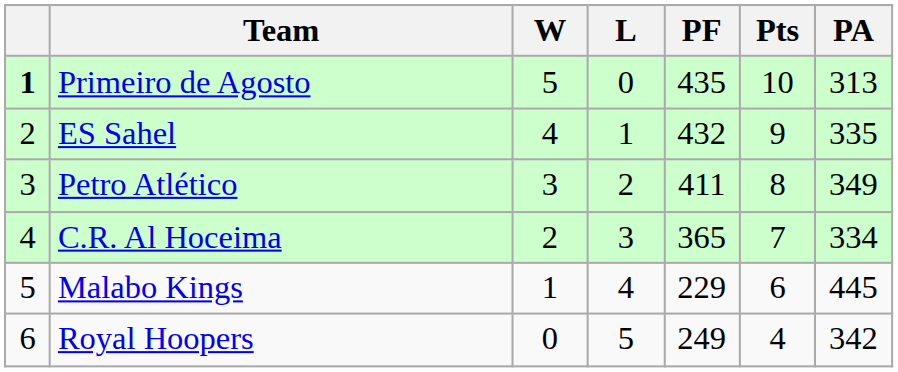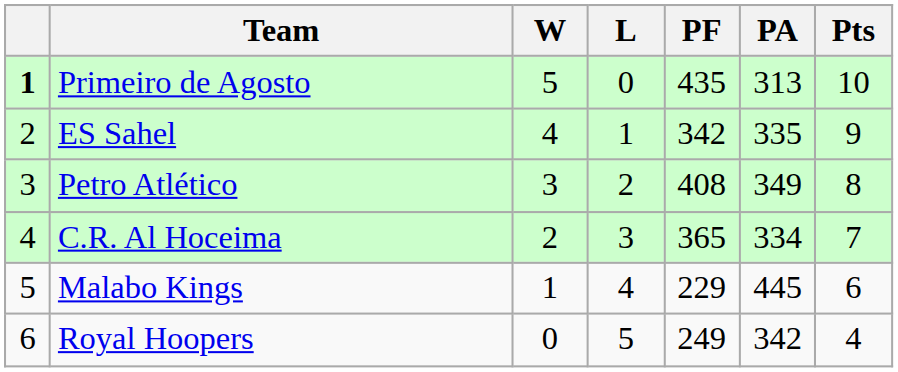columns swapped: (853, 30) <-> (778, 30)
(702, 133) 432 -> (702, 133) 342
(702, 184) 411 -> (702, 184) 408
